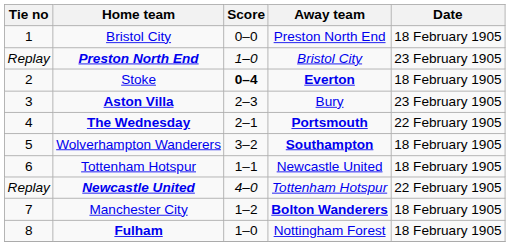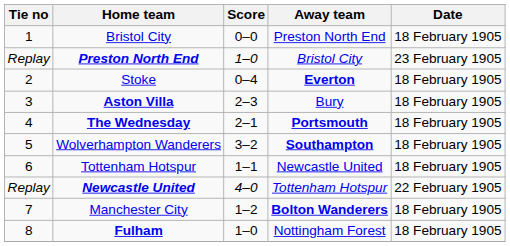(246, 79) bold -> (246, 79) normal
(448, 101) 23 February 1905 -> (448, 101) 18 February 1905
(448, 123) 22 February 1905 -> (448, 123) 18 February 1905
